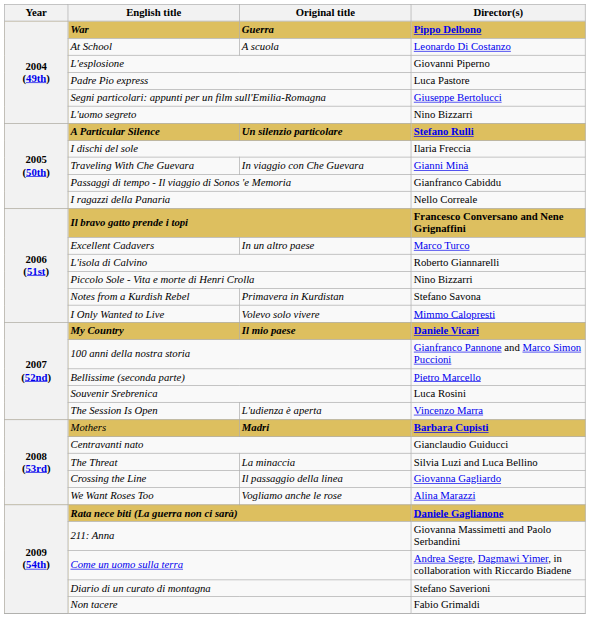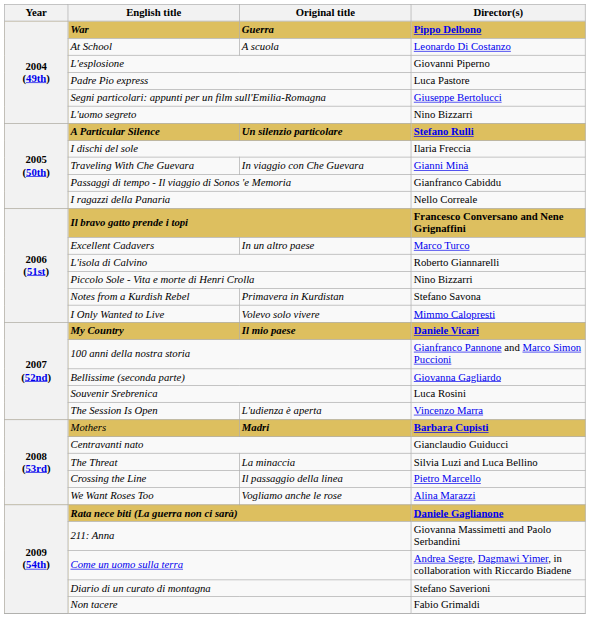(447, 377) Pietro Marcello -> (457, 377) Giovanna Gagliardo
(457, 479) Giovanna Gagliardo -> (447, 479) Pietro Marcello
